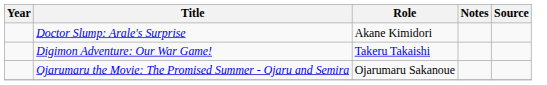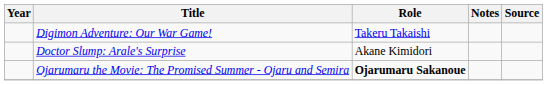rows swapped: (111, 32) <-> (124, 51)
(405, 70) normal -> (410, 70) bold
